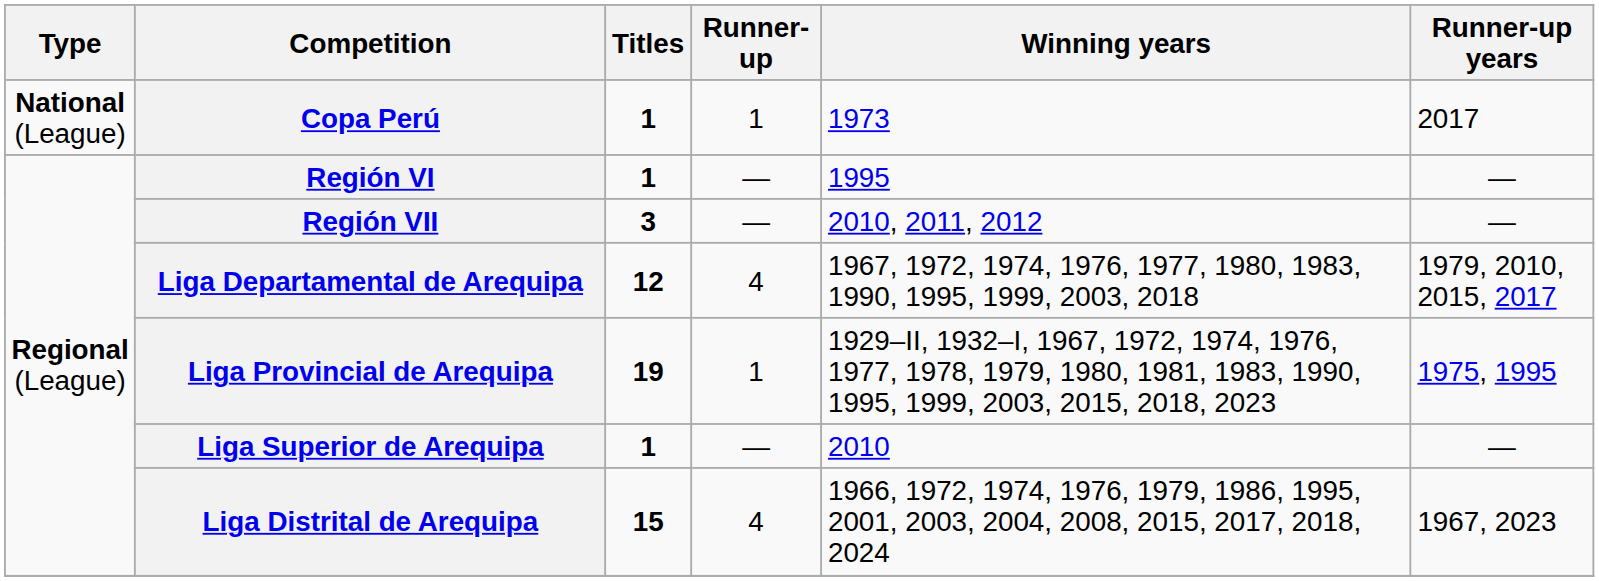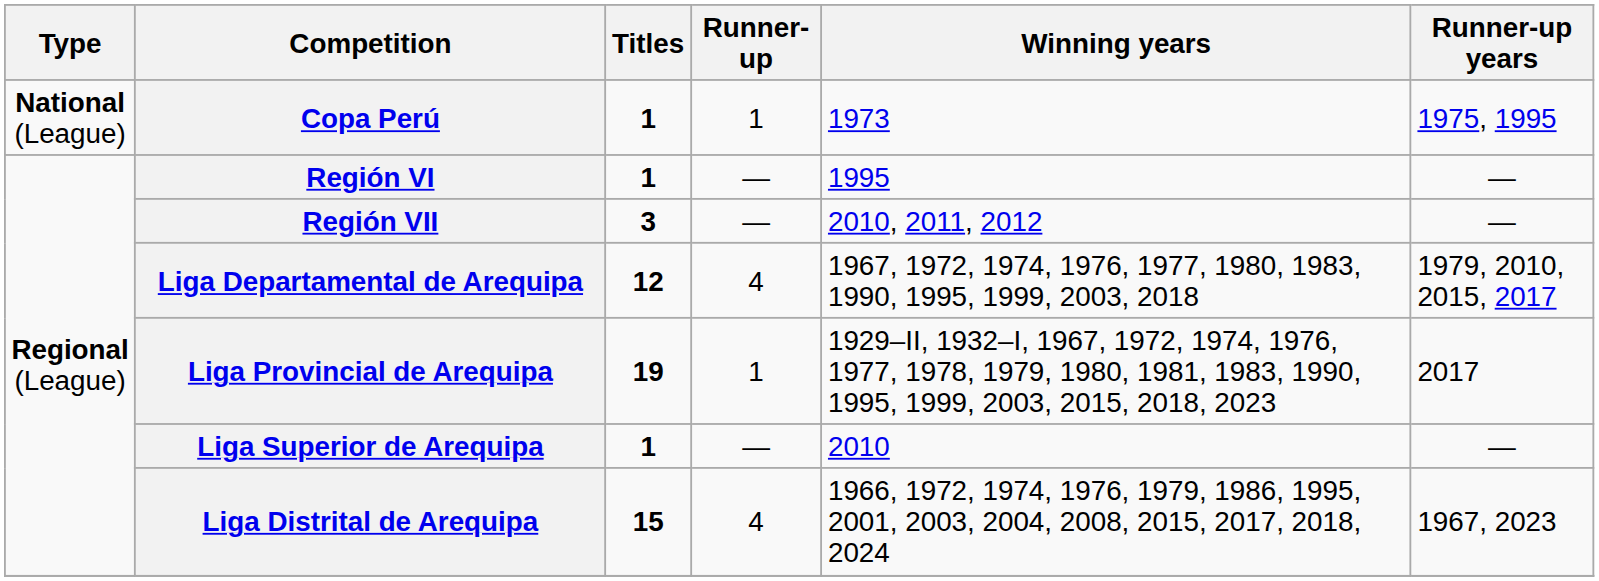(1448, 118) 2017 -> (1487, 118) 1975, 1995
(1487, 372) 1975, 1995 -> (1448, 372) 2017
